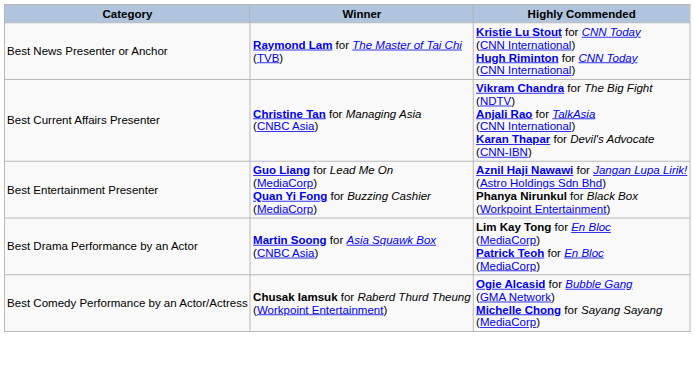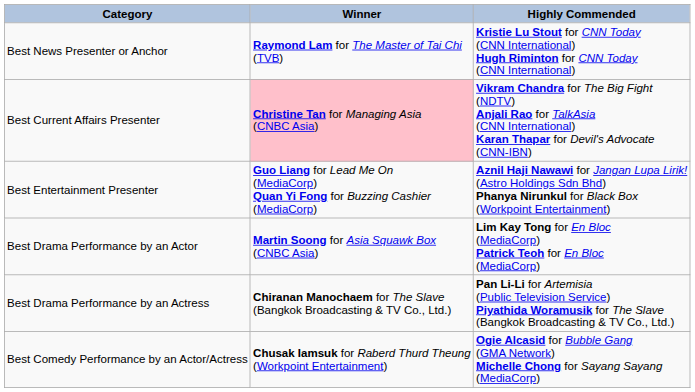(337, 121) no background -> (337, 121) pink background
+ row: (108, 303)
